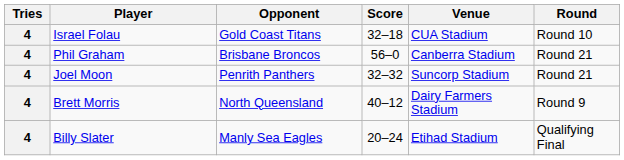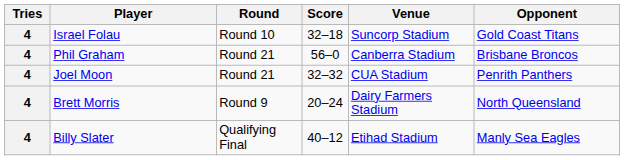columns swapped: (289, 14) <-> (577, 14)
(449, 34) CUA Stadium -> (400, 34) Suncorp Stadium
(460, 75) Suncorp Stadium -> (389, 75) CUA Stadium
(385, 103) 40–12 -> (325, 103) 20–24
(385, 137) 20–24 -> (325, 137) 40–12
